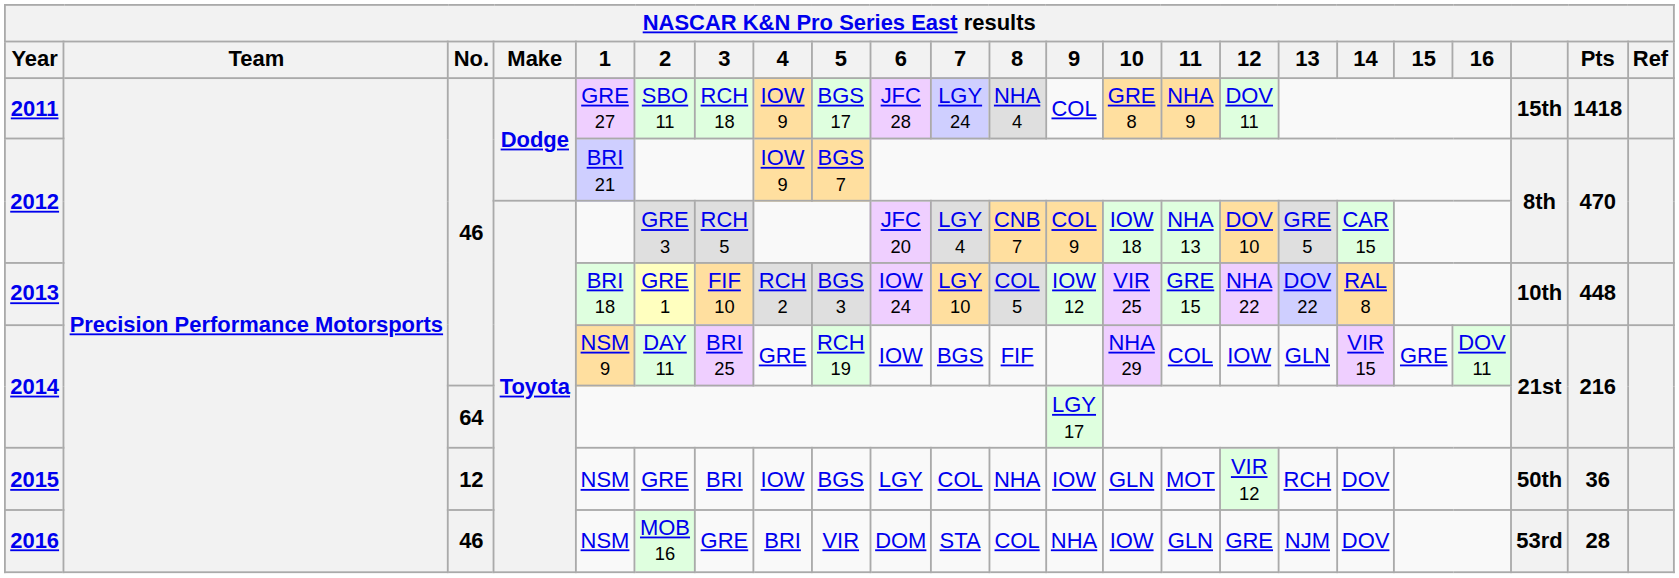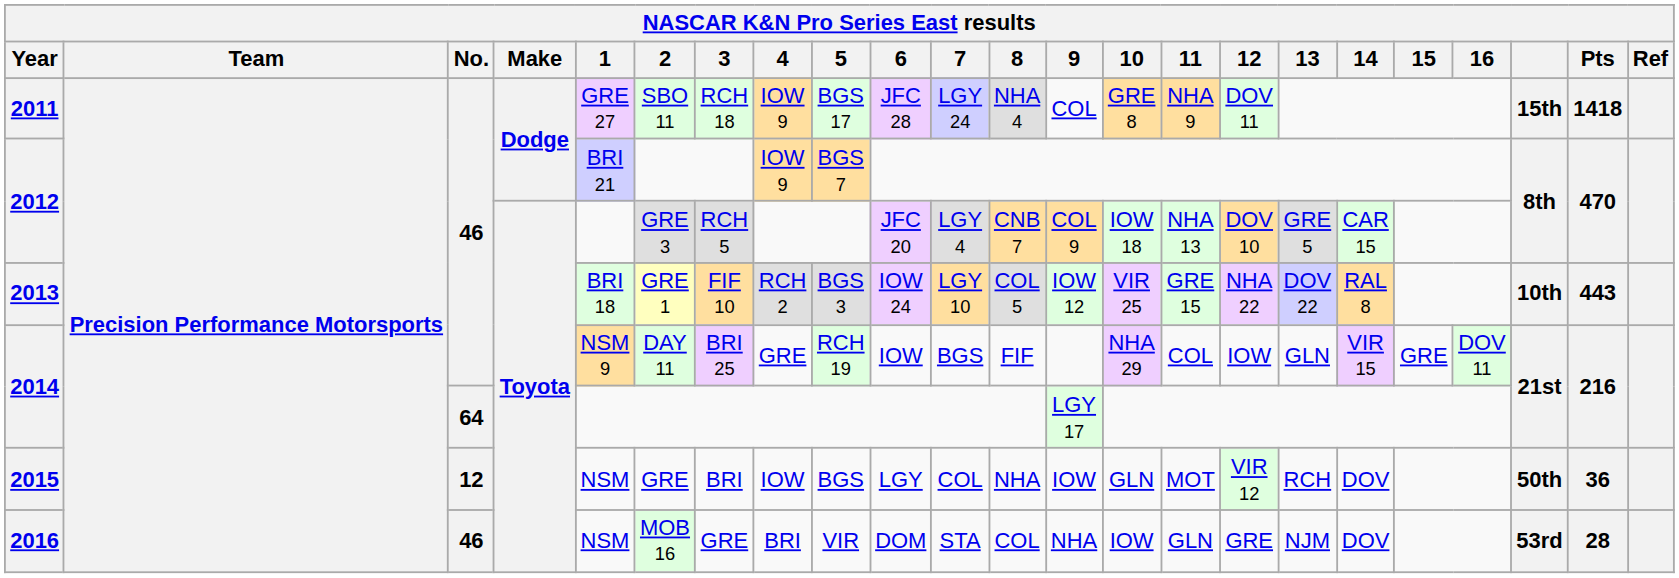(1598, 294) 448 -> (1598, 294) 443
